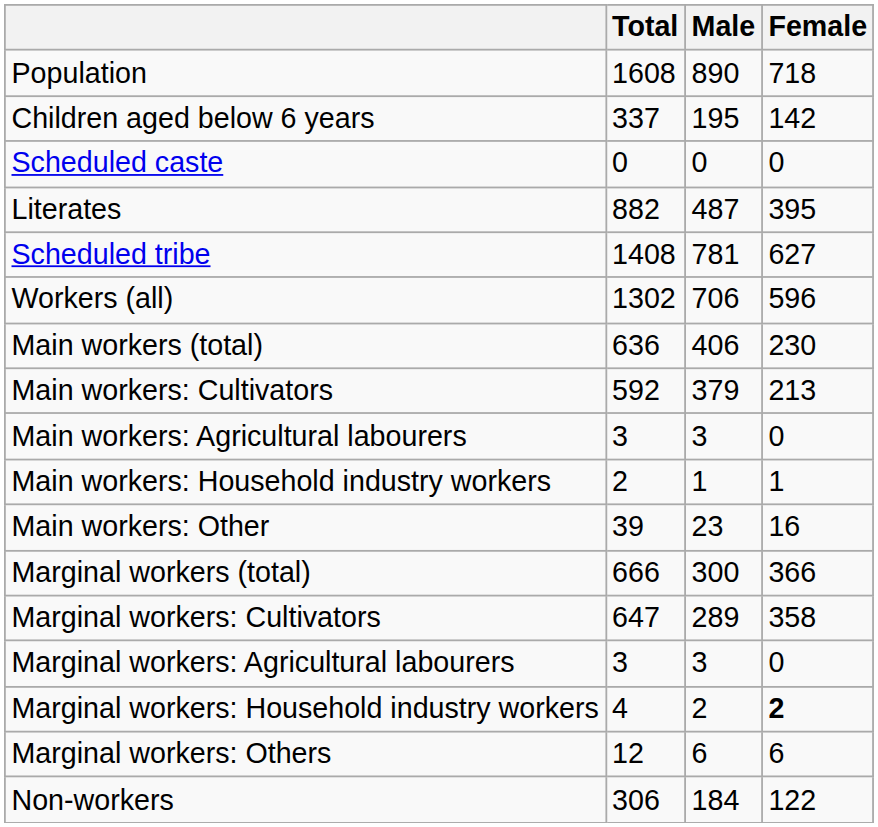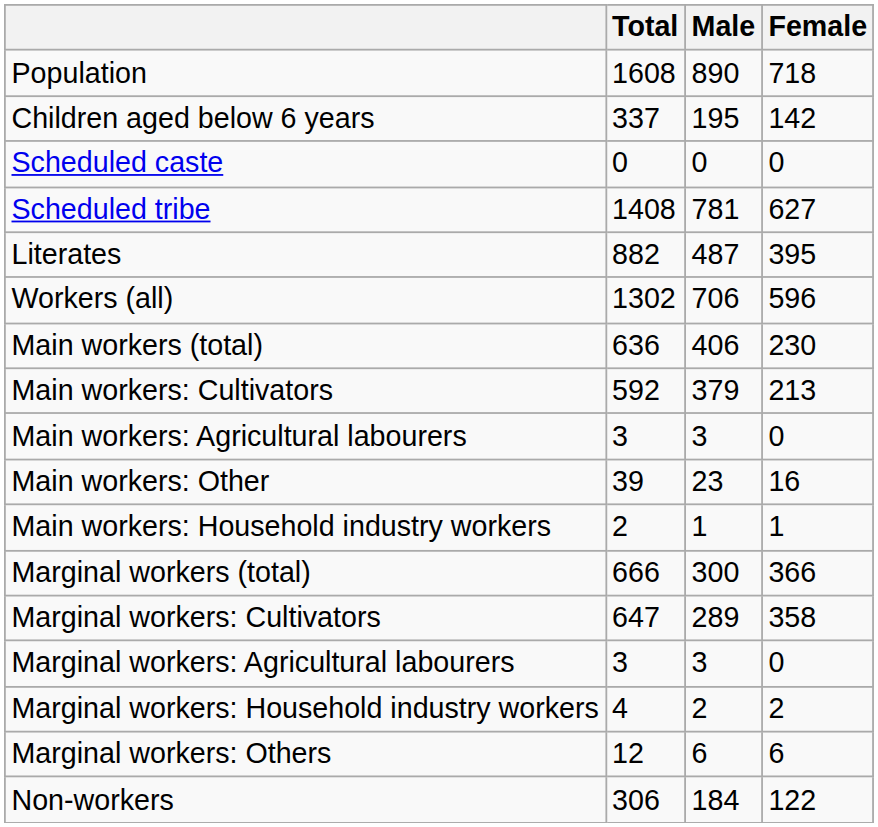rows swapped: (111, 254) <-> (66, 208)
rows swapped: (281, 481) <-> (140, 526)
(776, 708) bold -> (776, 708) normal
